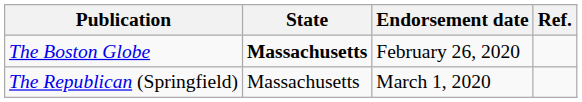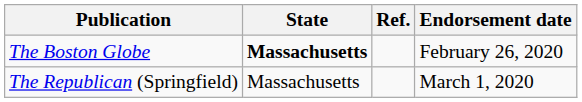columns swapped: (452, 19) <-> (555, 19)
